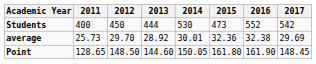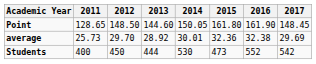rows swapped: (19, 52) <-> (26, 25)
